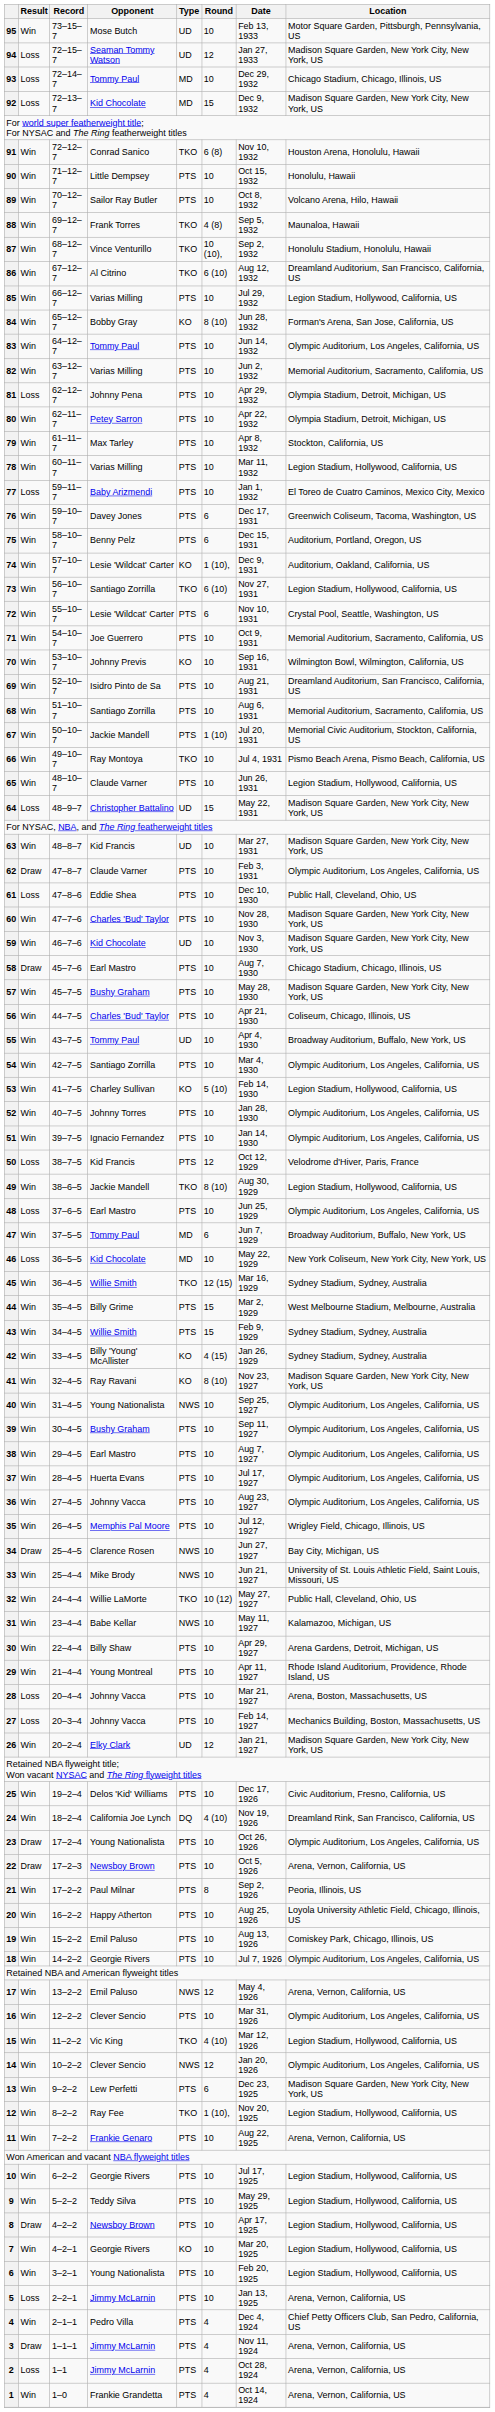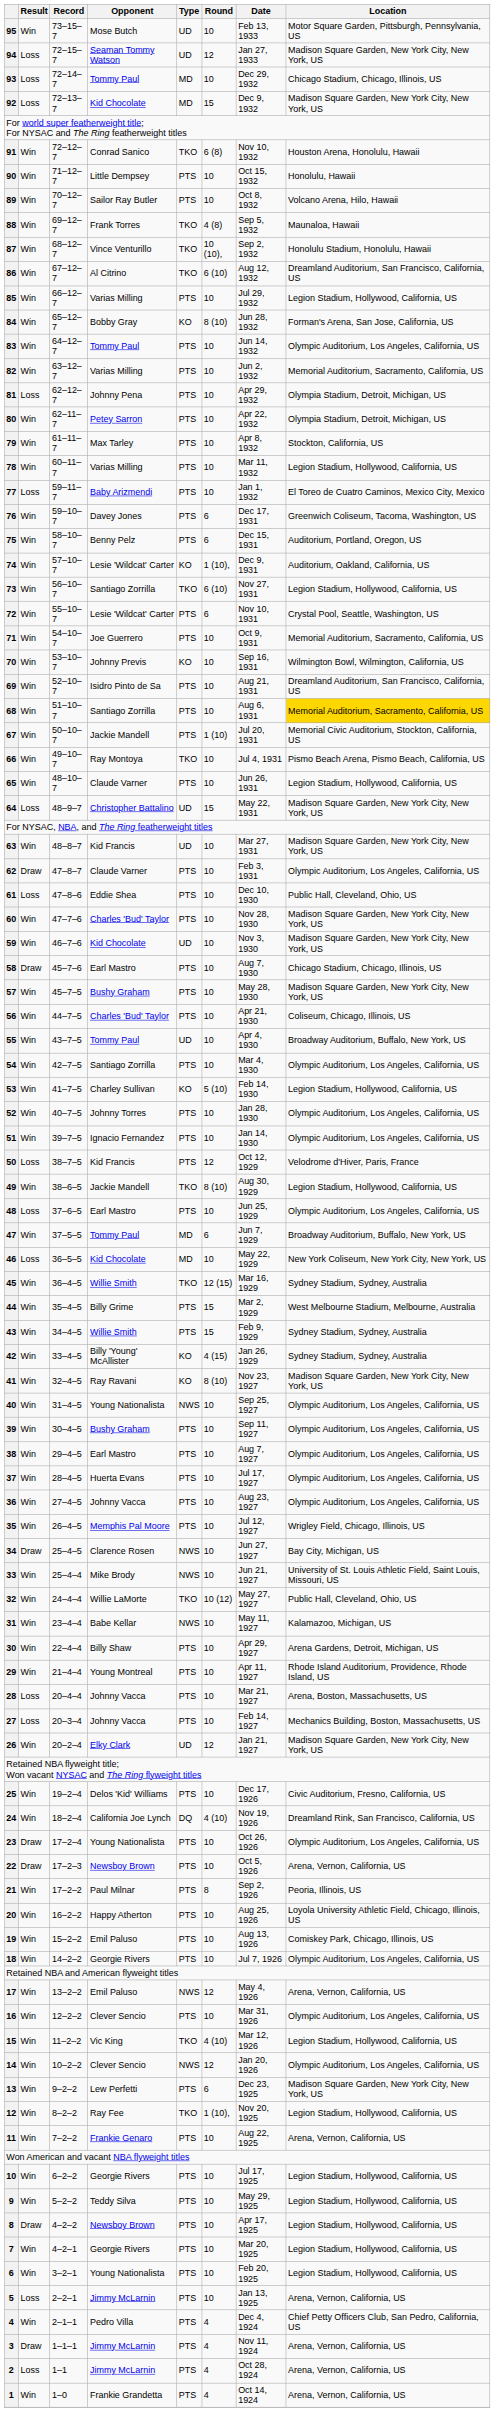(386, 710) no background -> (386, 710) gold background
(185, 2249) KO -> (187, 2249) PTS
